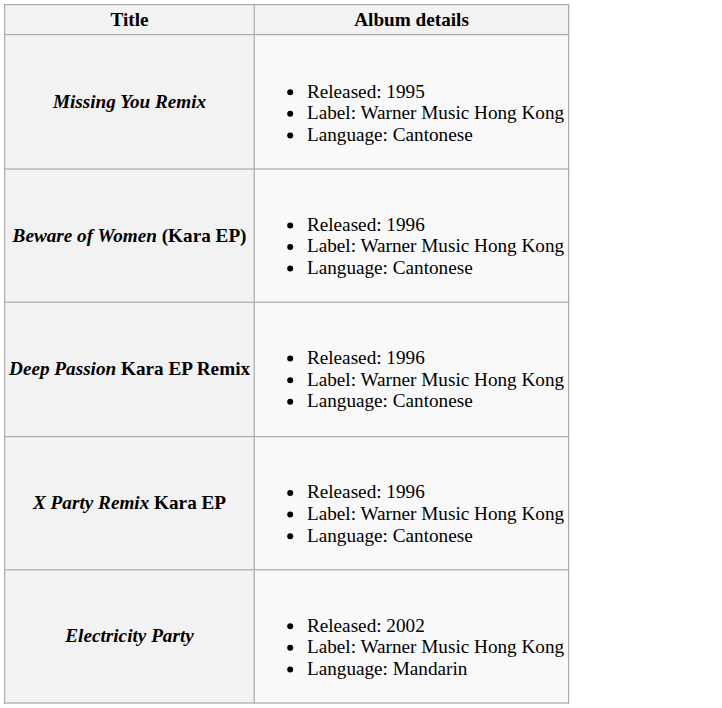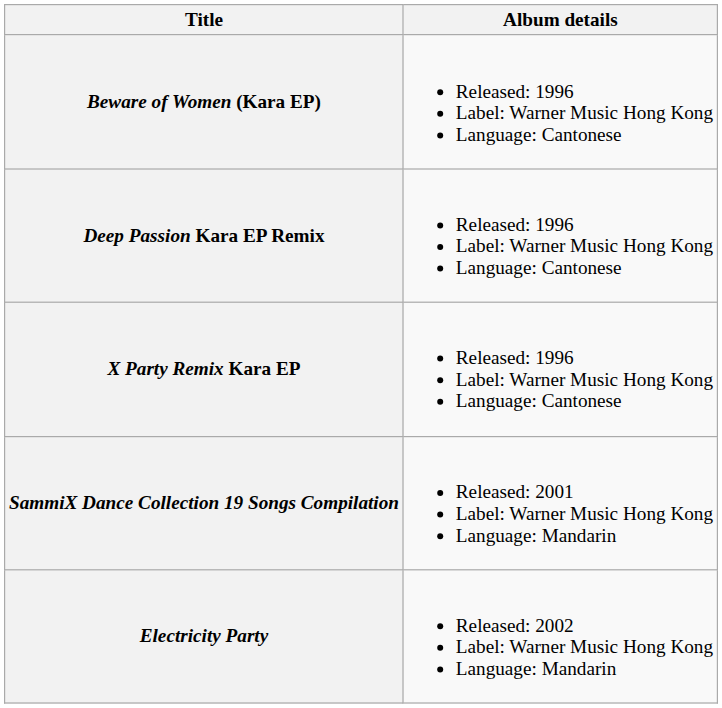- row: (130, 101)
+ row: (204, 502)
